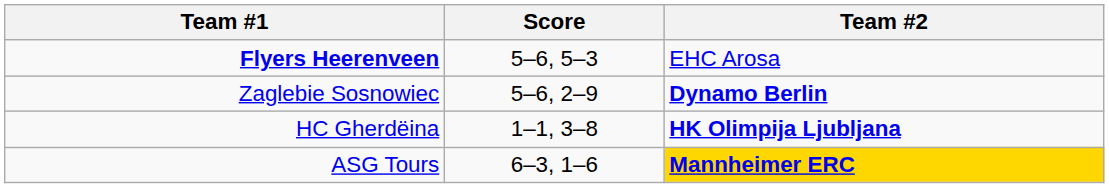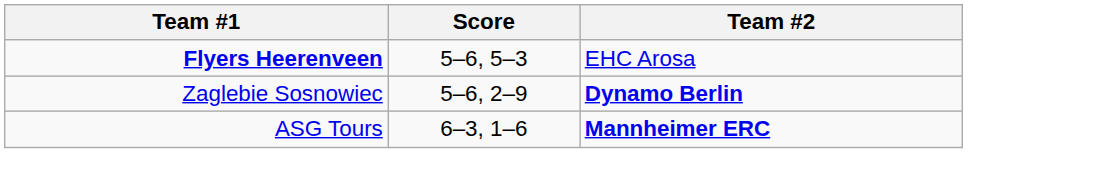- row: (368, 128)
(762, 164) gold background -> (677, 128) no background
